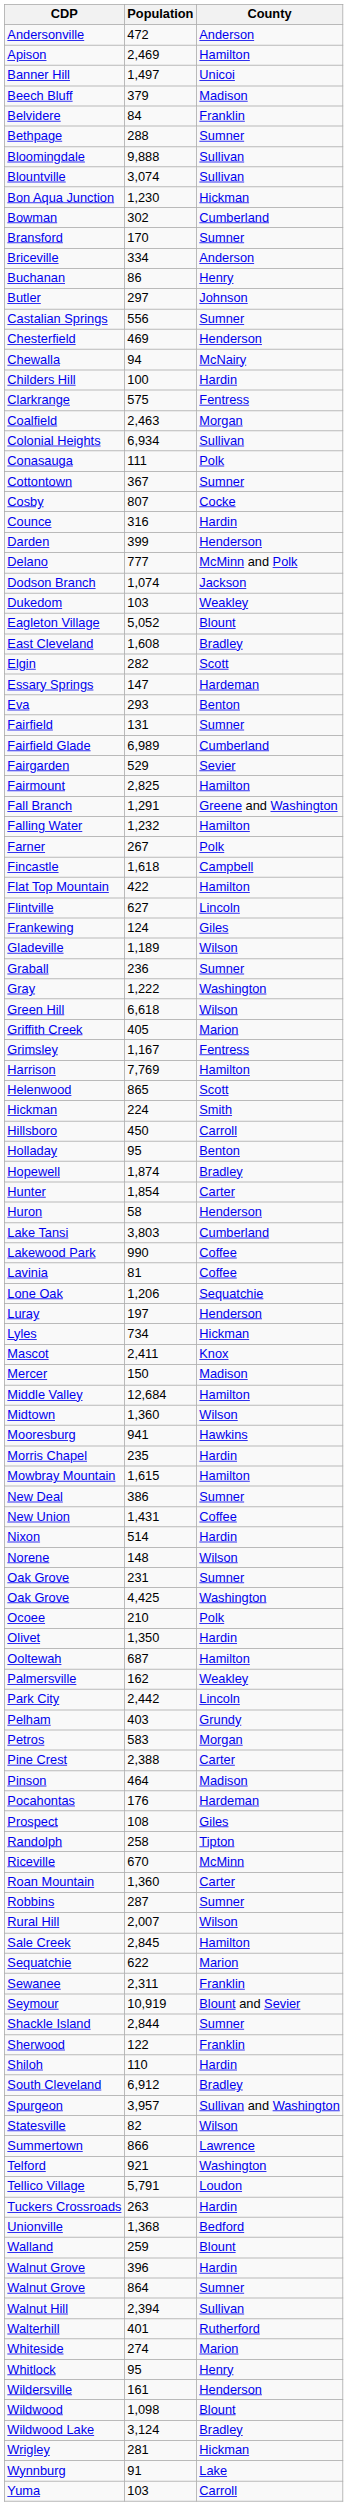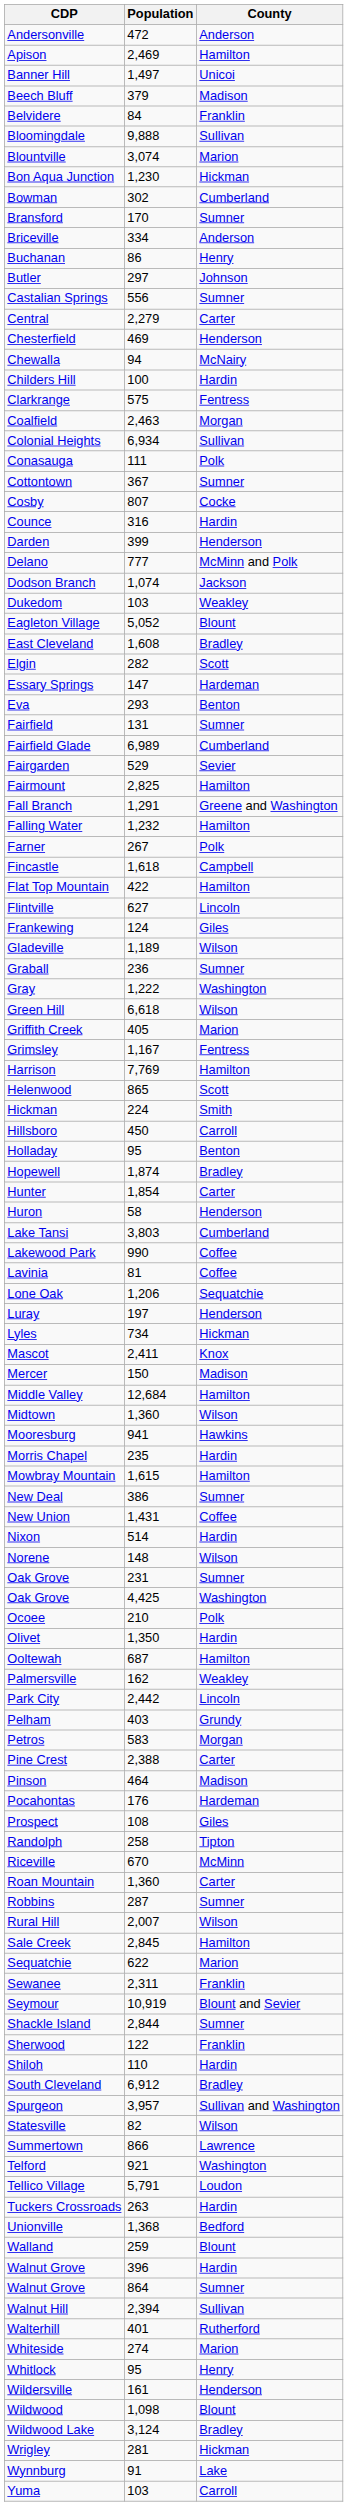- row: (35, 136)
(222, 177) Sullivan -> (219, 156) Marion
+ row: (28, 319)
